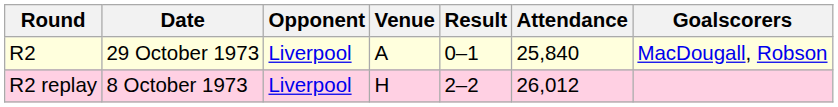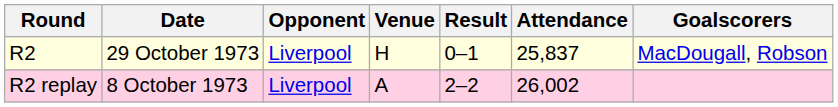(381, 53) A -> (382, 53) H
(548, 53) 25,840 -> (548, 53) 25,837
(382, 85) H -> (381, 85) A
(548, 85) 26,012 -> (548, 85) 26,002
